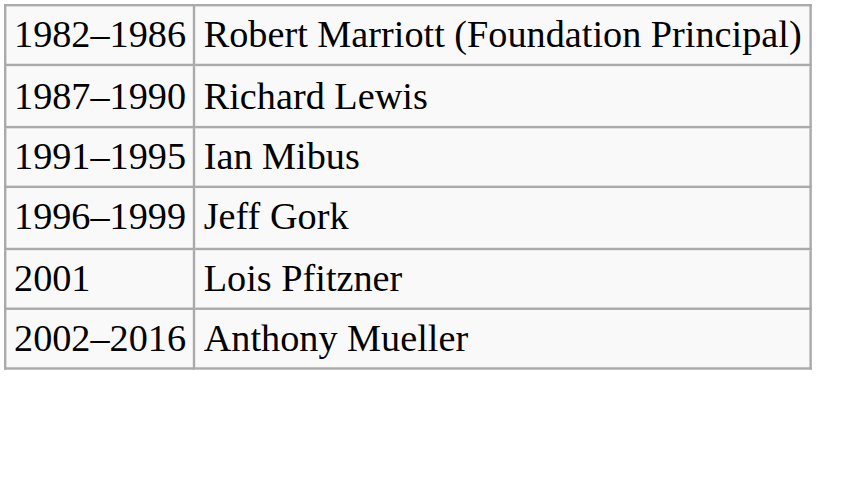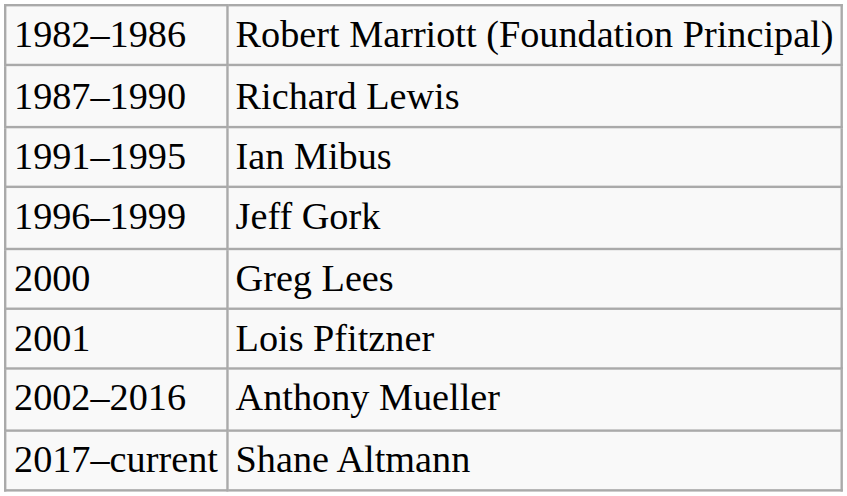+ row: (315, 277)
+ row: (353, 459)
